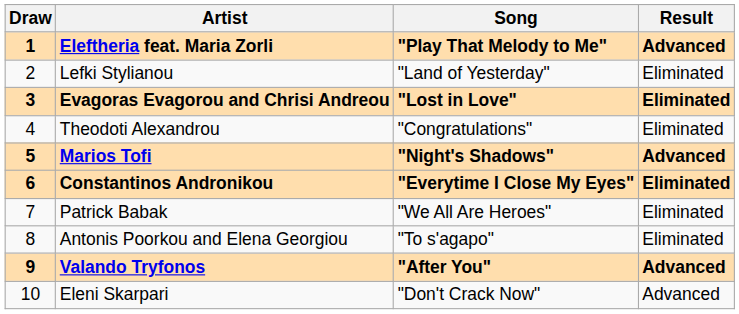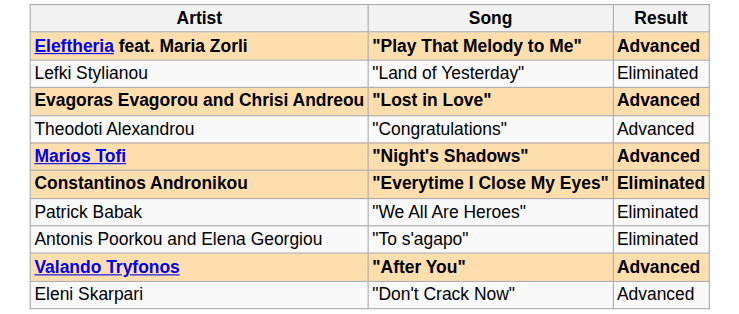- column: (30, 18)
(686, 101) Eliminated -> (659, 101) Advanced
(683, 128) Eliminated -> (656, 128) Advanced
